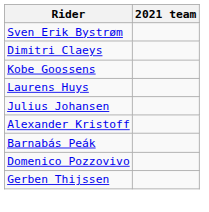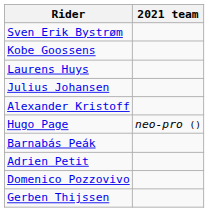- row: (55, 51)
+ row: (38, 124)
+ row: (48, 161)
